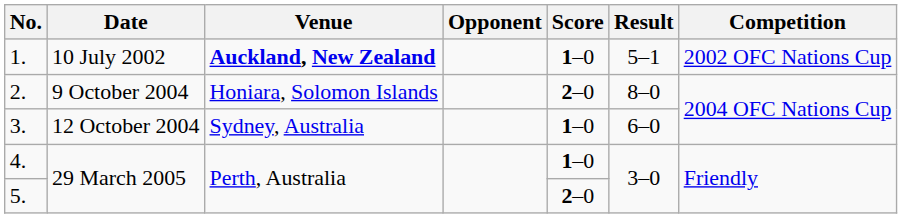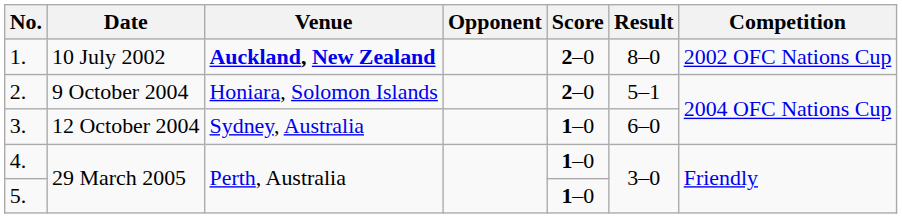(578, 56) 1–0 -> (578, 56) 2–0
(644, 56) 5–1 -> (644, 56) 8–0
(644, 91) 8–0 -> (644, 91) 5–1
(578, 195) 2–0 -> (578, 195) 1–0
